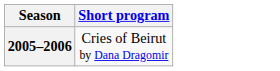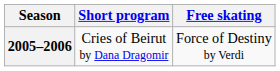+ column: (224, 15)
